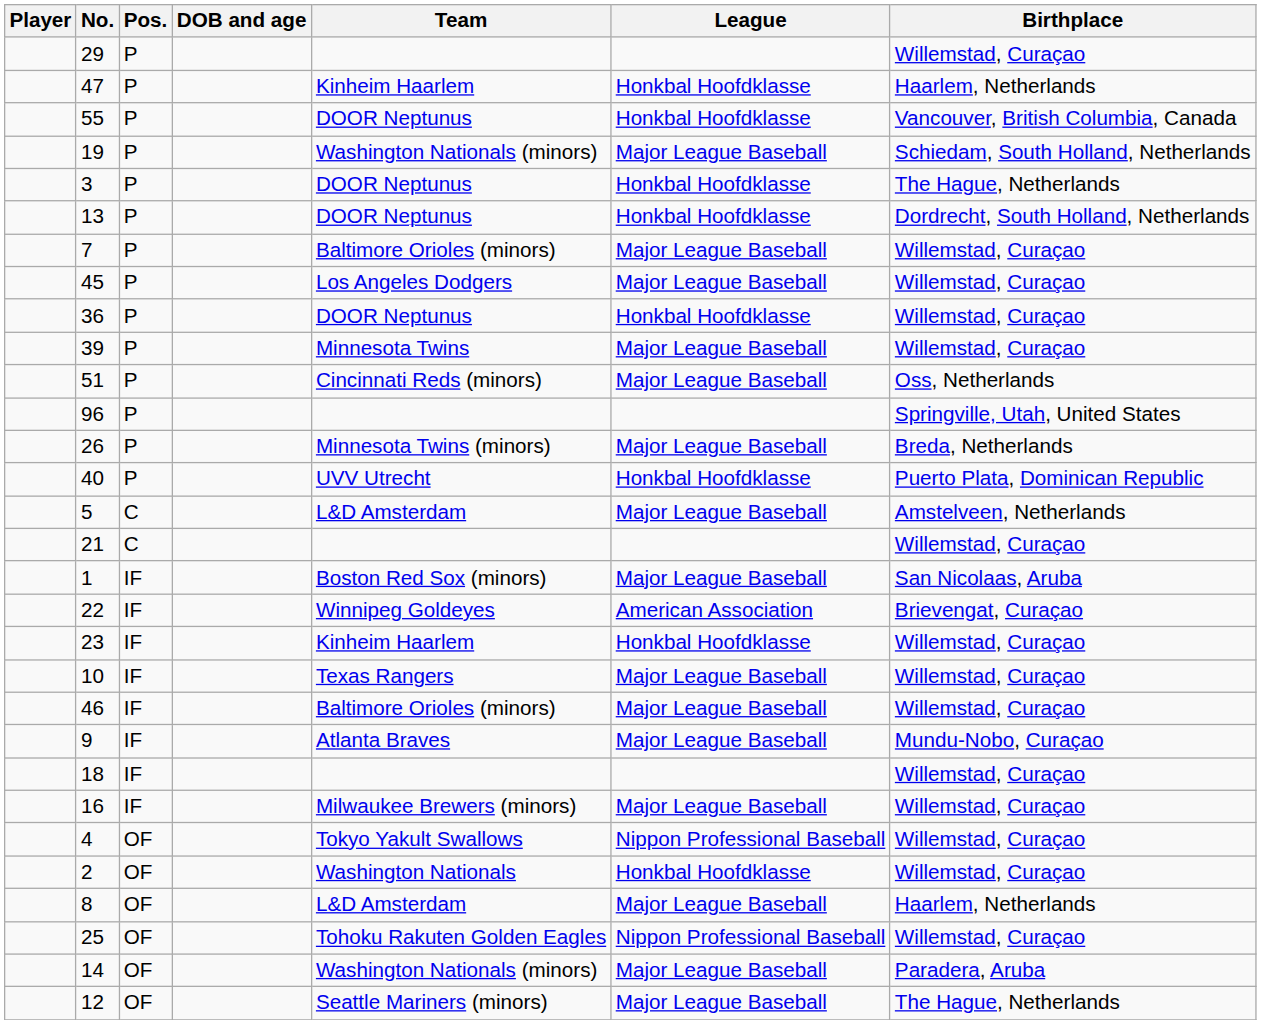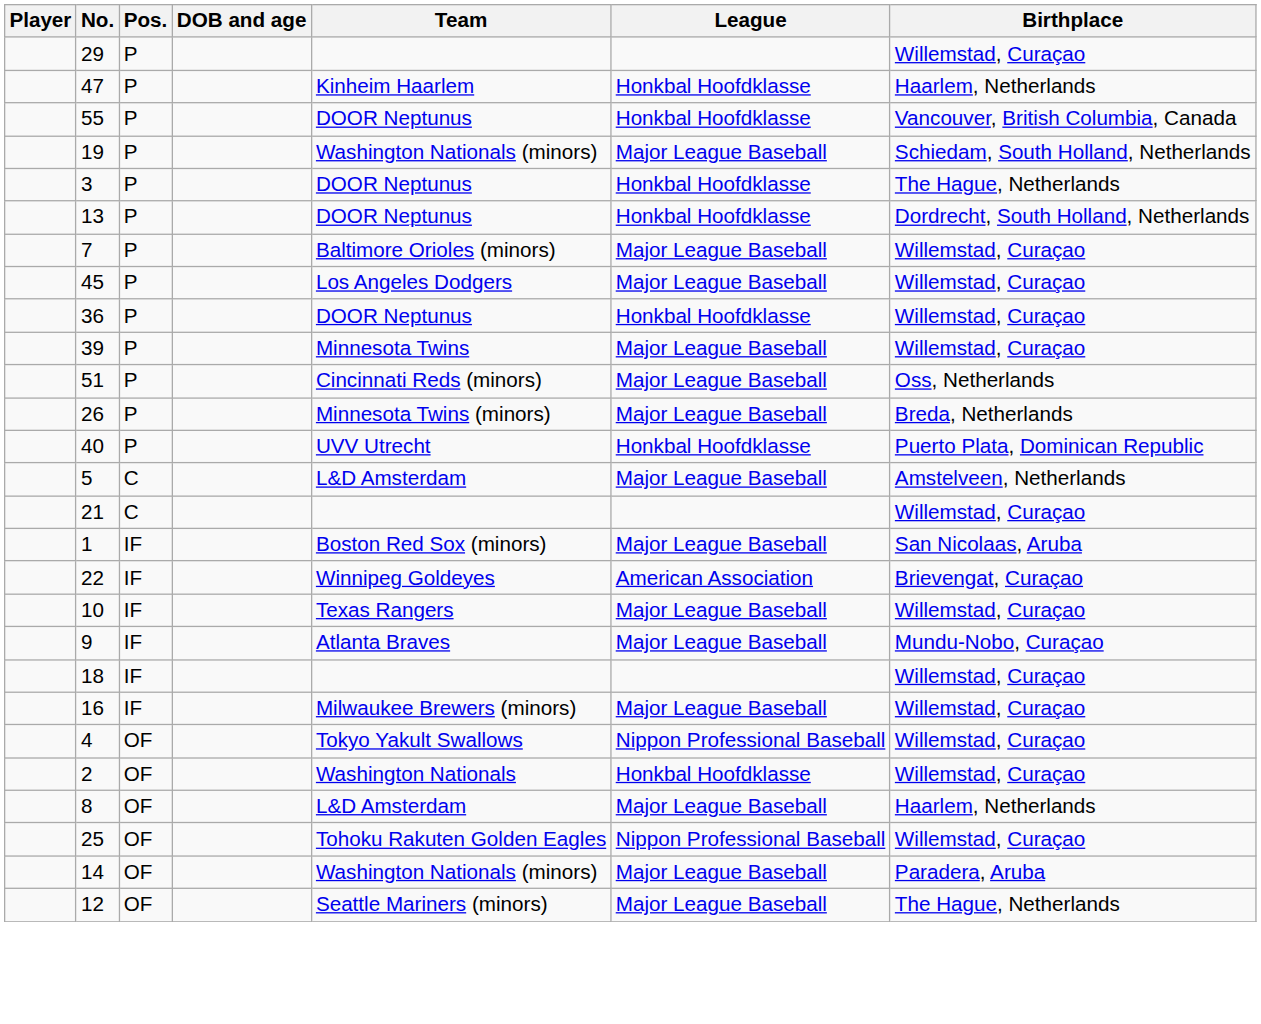- row: (92, 413)
- row: (92, 642)
- row: (92, 708)
